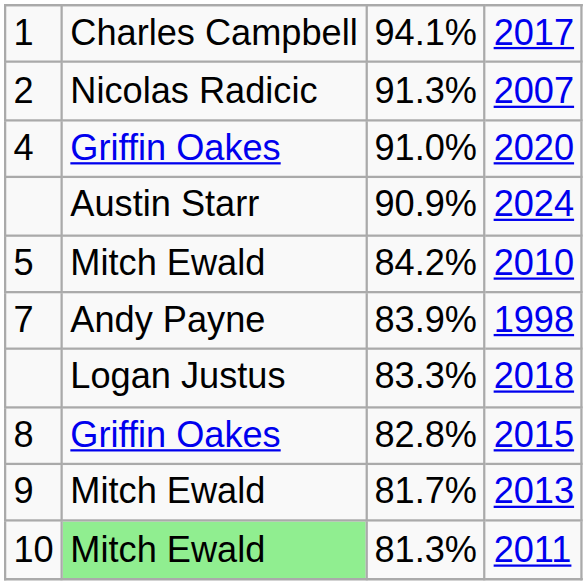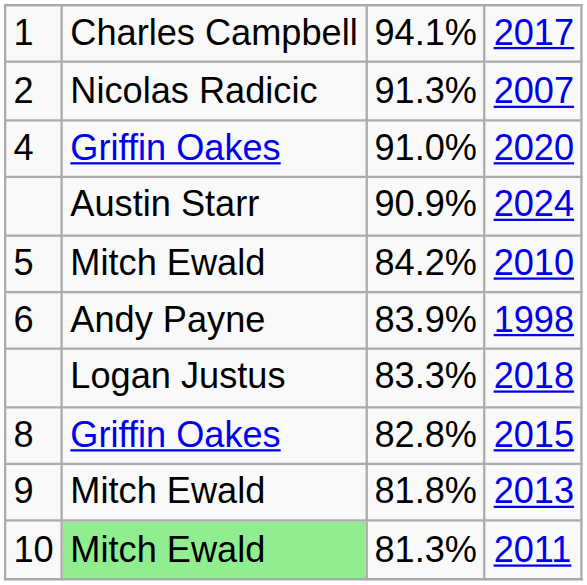(24, 319) 7 -> (24, 319) 6
(426, 491) 81.7% -> (426, 491) 81.8%
